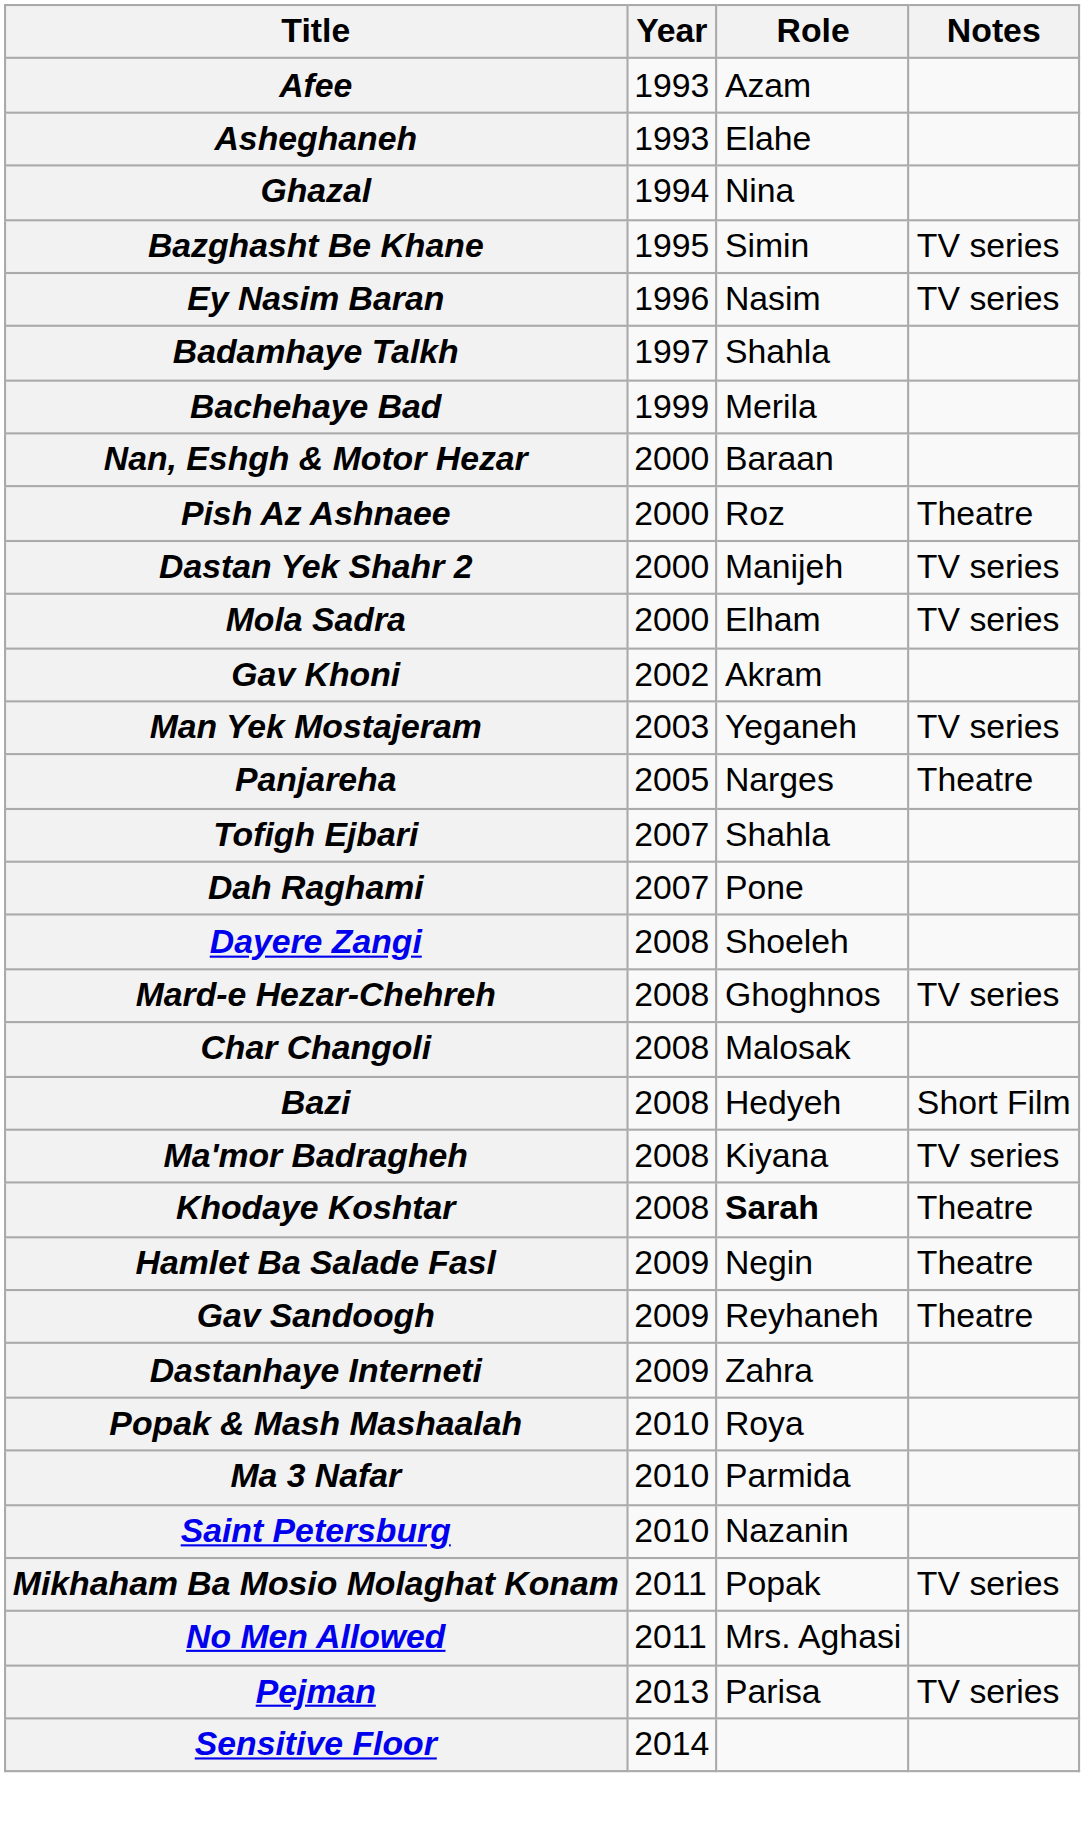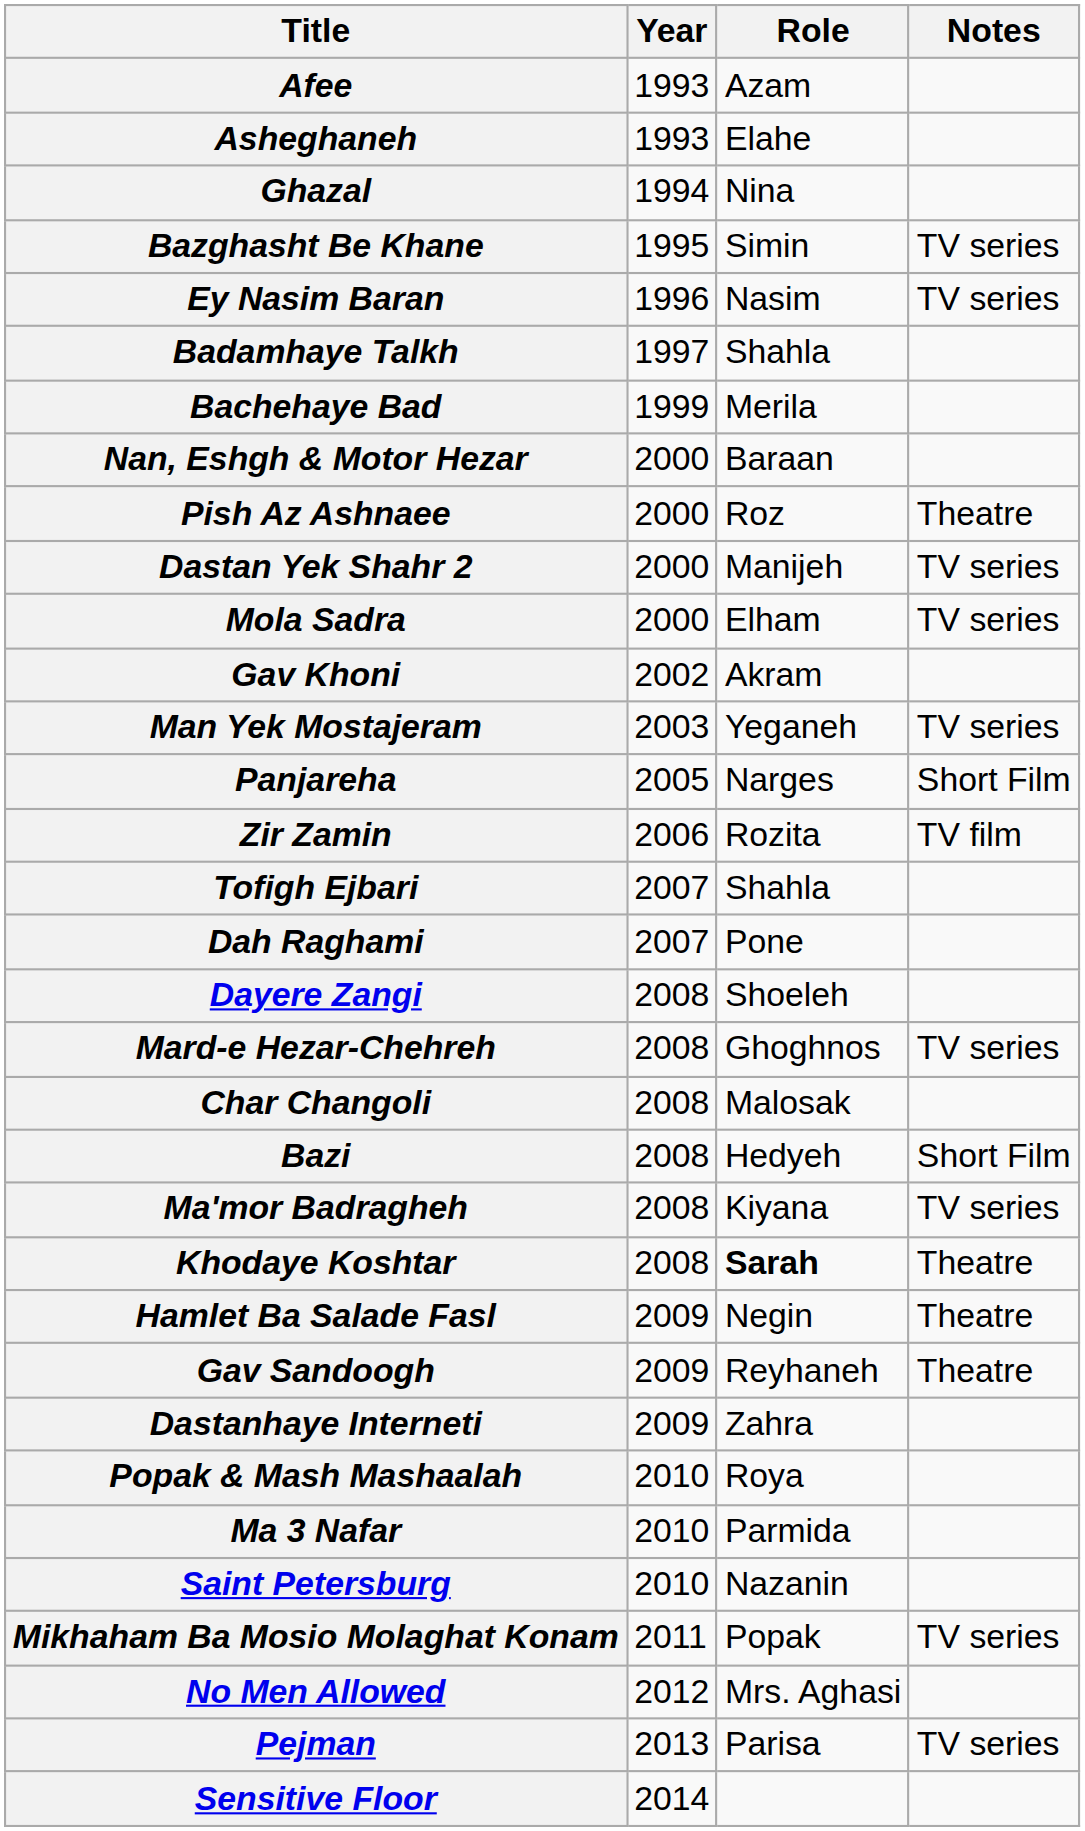(975, 780) Theatre -> (994, 780) Short Film
+ row: (316, 834)
(671, 1637) 2011 -> (672, 1691) 2012
